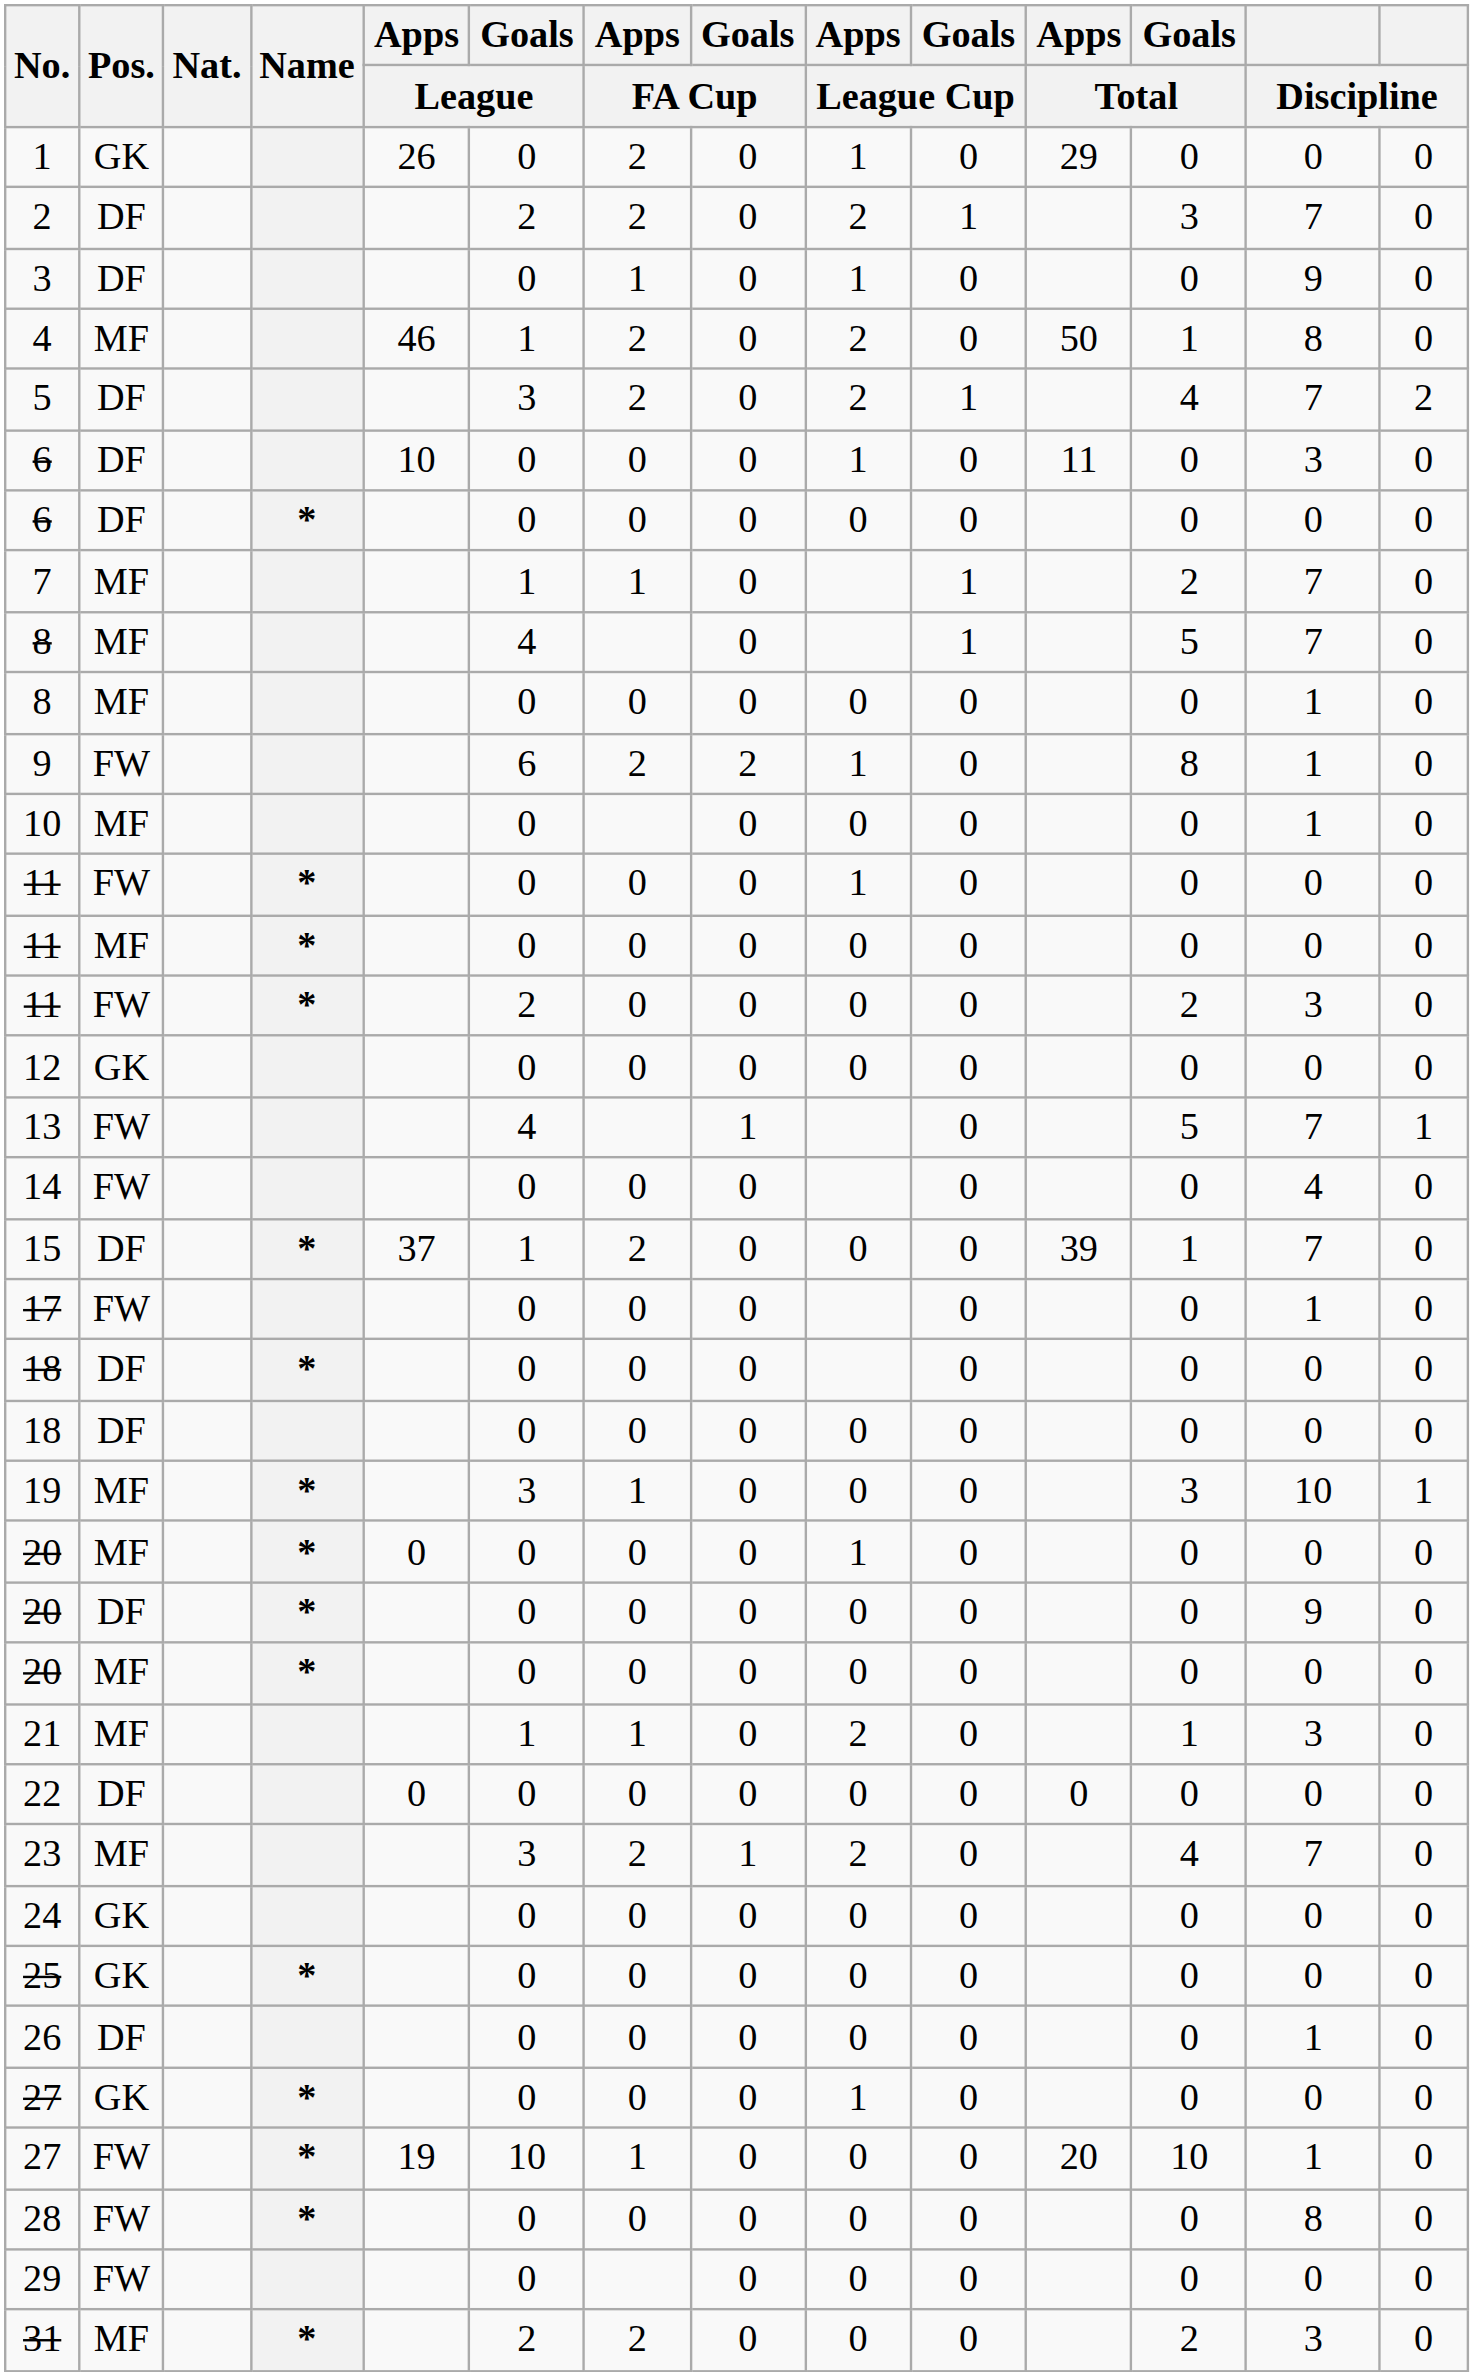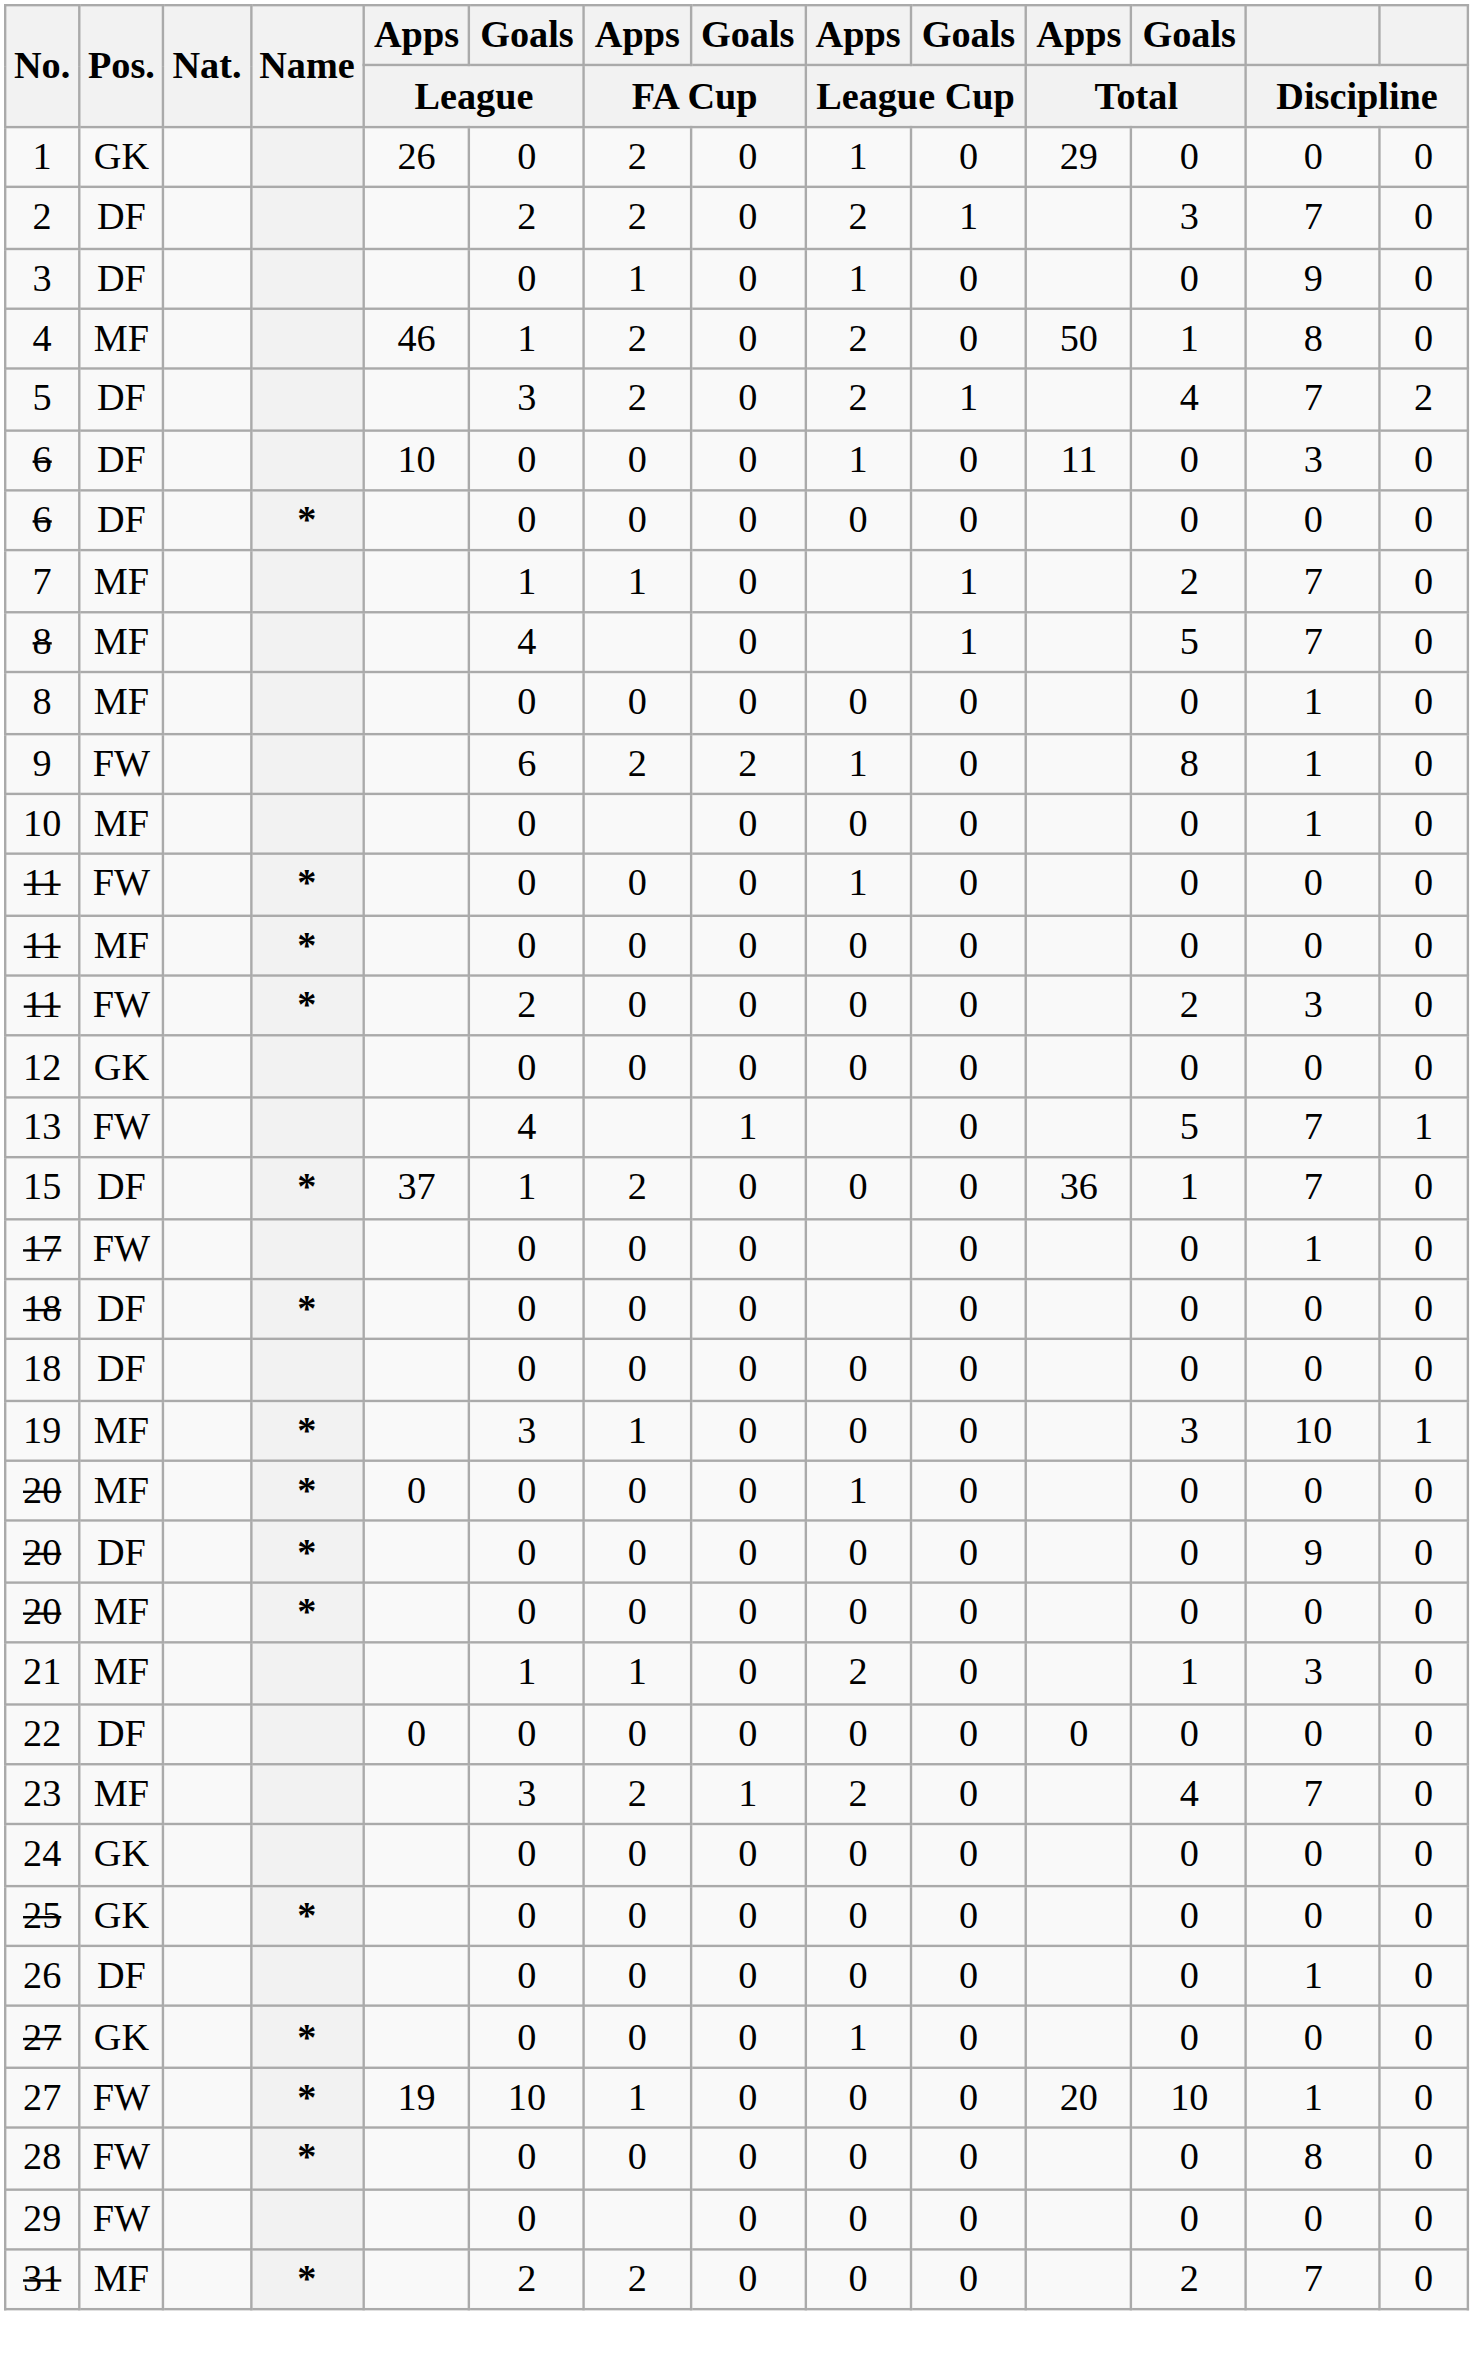- row: (42, 1187)
(1079, 1247) 39 -> (1079, 1187) 36
(1313, 2339) 3 -> (1313, 2278) 7
